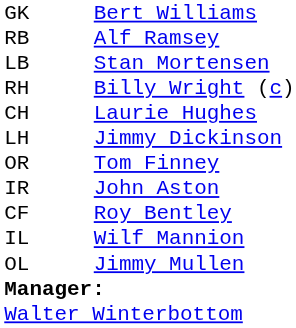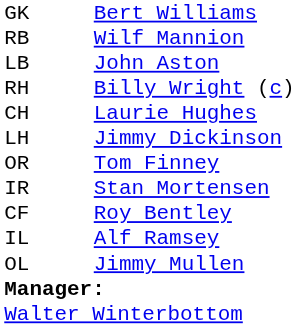(157, 39) Alf Ramsey -> (169, 39) Wilf Mannion
(182, 64) Stan Mortensen -> (157, 64) John Aston
(157, 189) John Aston -> (182, 189) Stan Mortensen
(169, 239) Wilf Mannion -> (157, 239) Alf Ramsey
